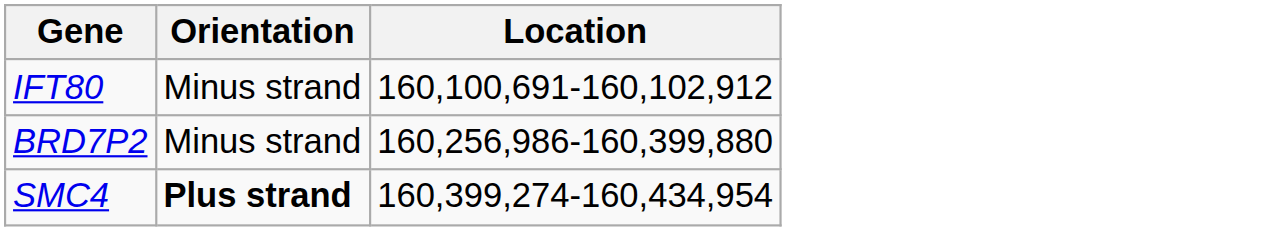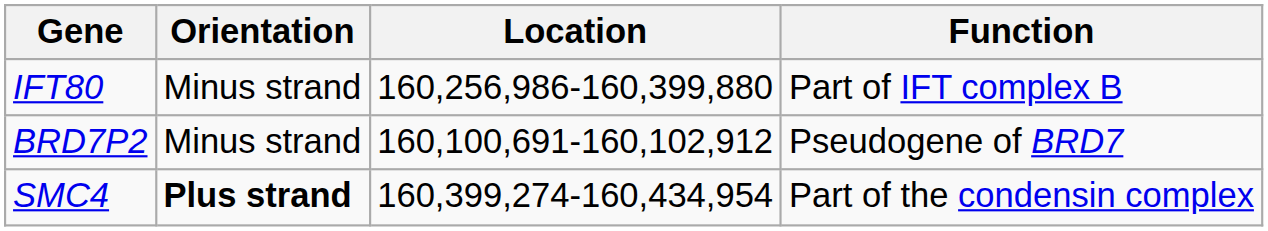+ column: (1021, 31)
(575, 86) 160,100,691-160,102,912 -> (575, 86) 160,256,986-160,399,880
(575, 141) 160,256,986-160,399,880 -> (575, 141) 160,100,691-160,102,912
